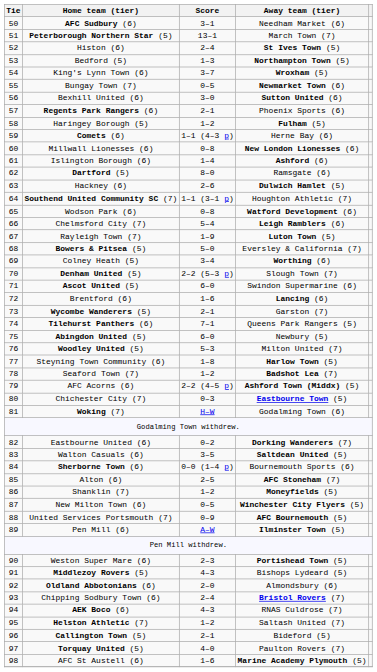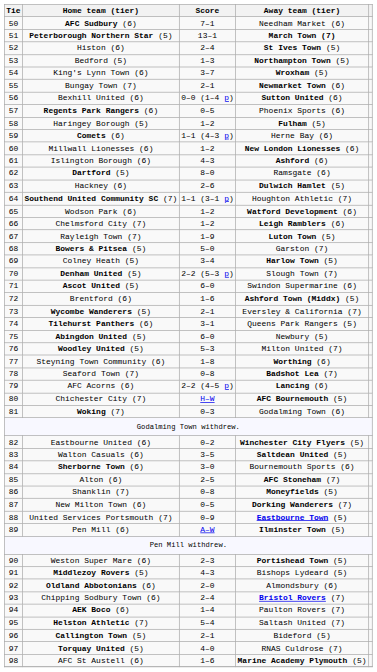(207, 23) 3–1 -> (207, 23) 7–1
(302, 36) normal -> (302, 36) bold
(207, 86) 0–5 -> (207, 86) 2–1
(207, 98) 3–0 -> (207, 98) 0–0 (1–4 p)
(207, 111) 2–1 -> (207, 111) 0–5
(207, 149) 0–8 -> (207, 149) 1–2
(207, 161) 1–4 -> (207, 161) 4–3
(207, 211) 0–8 -> (207, 211) 1–2
(207, 224) 5–4 -> (207, 224) 1–2
(302, 249) Eversley & California (7) -> (302, 249) Garston (7)
(302, 261) Worthing (6) -> (302, 261) Harlow Town (5)
(302, 299) Lancing (6) -> (302, 299) Ashford Town (Middx) (5)
(302, 311) Garston (7) -> (302, 311) Eversley & California (7)
(207, 324) 7–1 -> (207, 324) 3–1
(302, 362) Harlow Town (5) -> (302, 362) Worthing (6)
(207, 374) 1–2 -> (207, 374) 0–8
(302, 387) Ashford Town (Middx) (5) -> (302, 387) Lancing (6)
(207, 399) 0–3 -> (207, 399) H–W
(302, 399) Eastbourne Town (5) -> (302, 399) AFC Bournemouth (5)
(207, 412) H–W -> (207, 412) 0–3
(302, 442) Dorking Wanderers (7) -> (302, 442) Winchester City Flyers (5)
(207, 467) 0–0 (1–4 p) -> (207, 467) 3–0
(207, 492) 1–2 -> (207, 492) 0–8
(302, 505) Winchester City Flyers (5) -> (302, 505) Dorking Wanderers (7)
(302, 517) AFC Bournemouth (5) -> (302, 517) Eastbourne Town (5)
(207, 611) 4–3 -> (207, 611) 1–4
(302, 611) RNAS Culdrose (7) -> (302, 611) Paulton Rovers (7)
(207, 623) 1–2 -> (207, 623) 5–4
(302, 648) Paulton Rovers (7) -> (302, 648) RNAS Culdrose (7)
